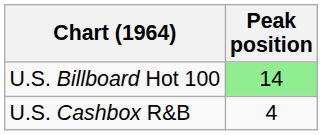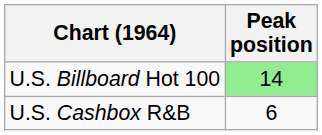(271, 112) 4 -> (271, 112) 6
